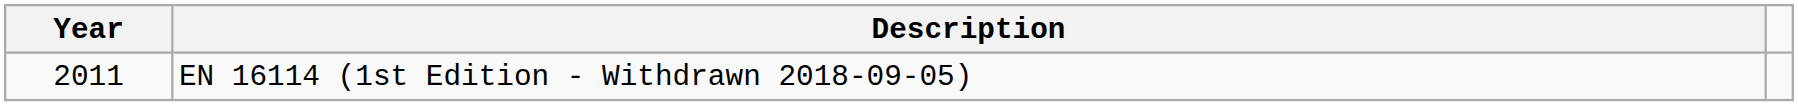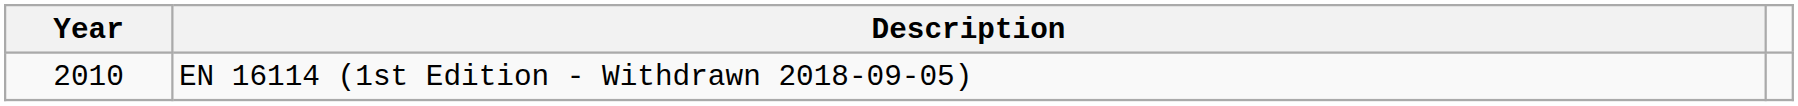(89, 77) 2011 -> (89, 77) 2010
